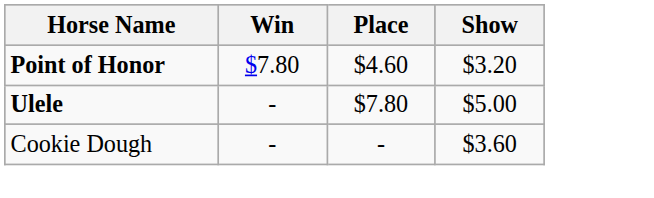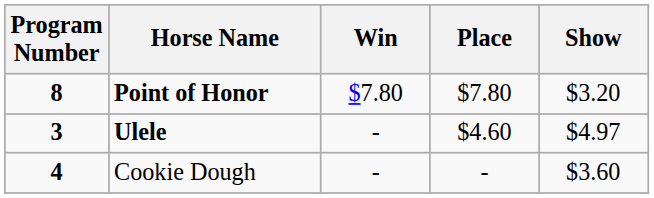+ column: (57, 39)
(381, 64) $4.60 -> (484, 93) $7.80
(381, 104) $7.80 -> (484, 133) $4.60
(490, 104) $5.00 -> (593, 133) $4.97
